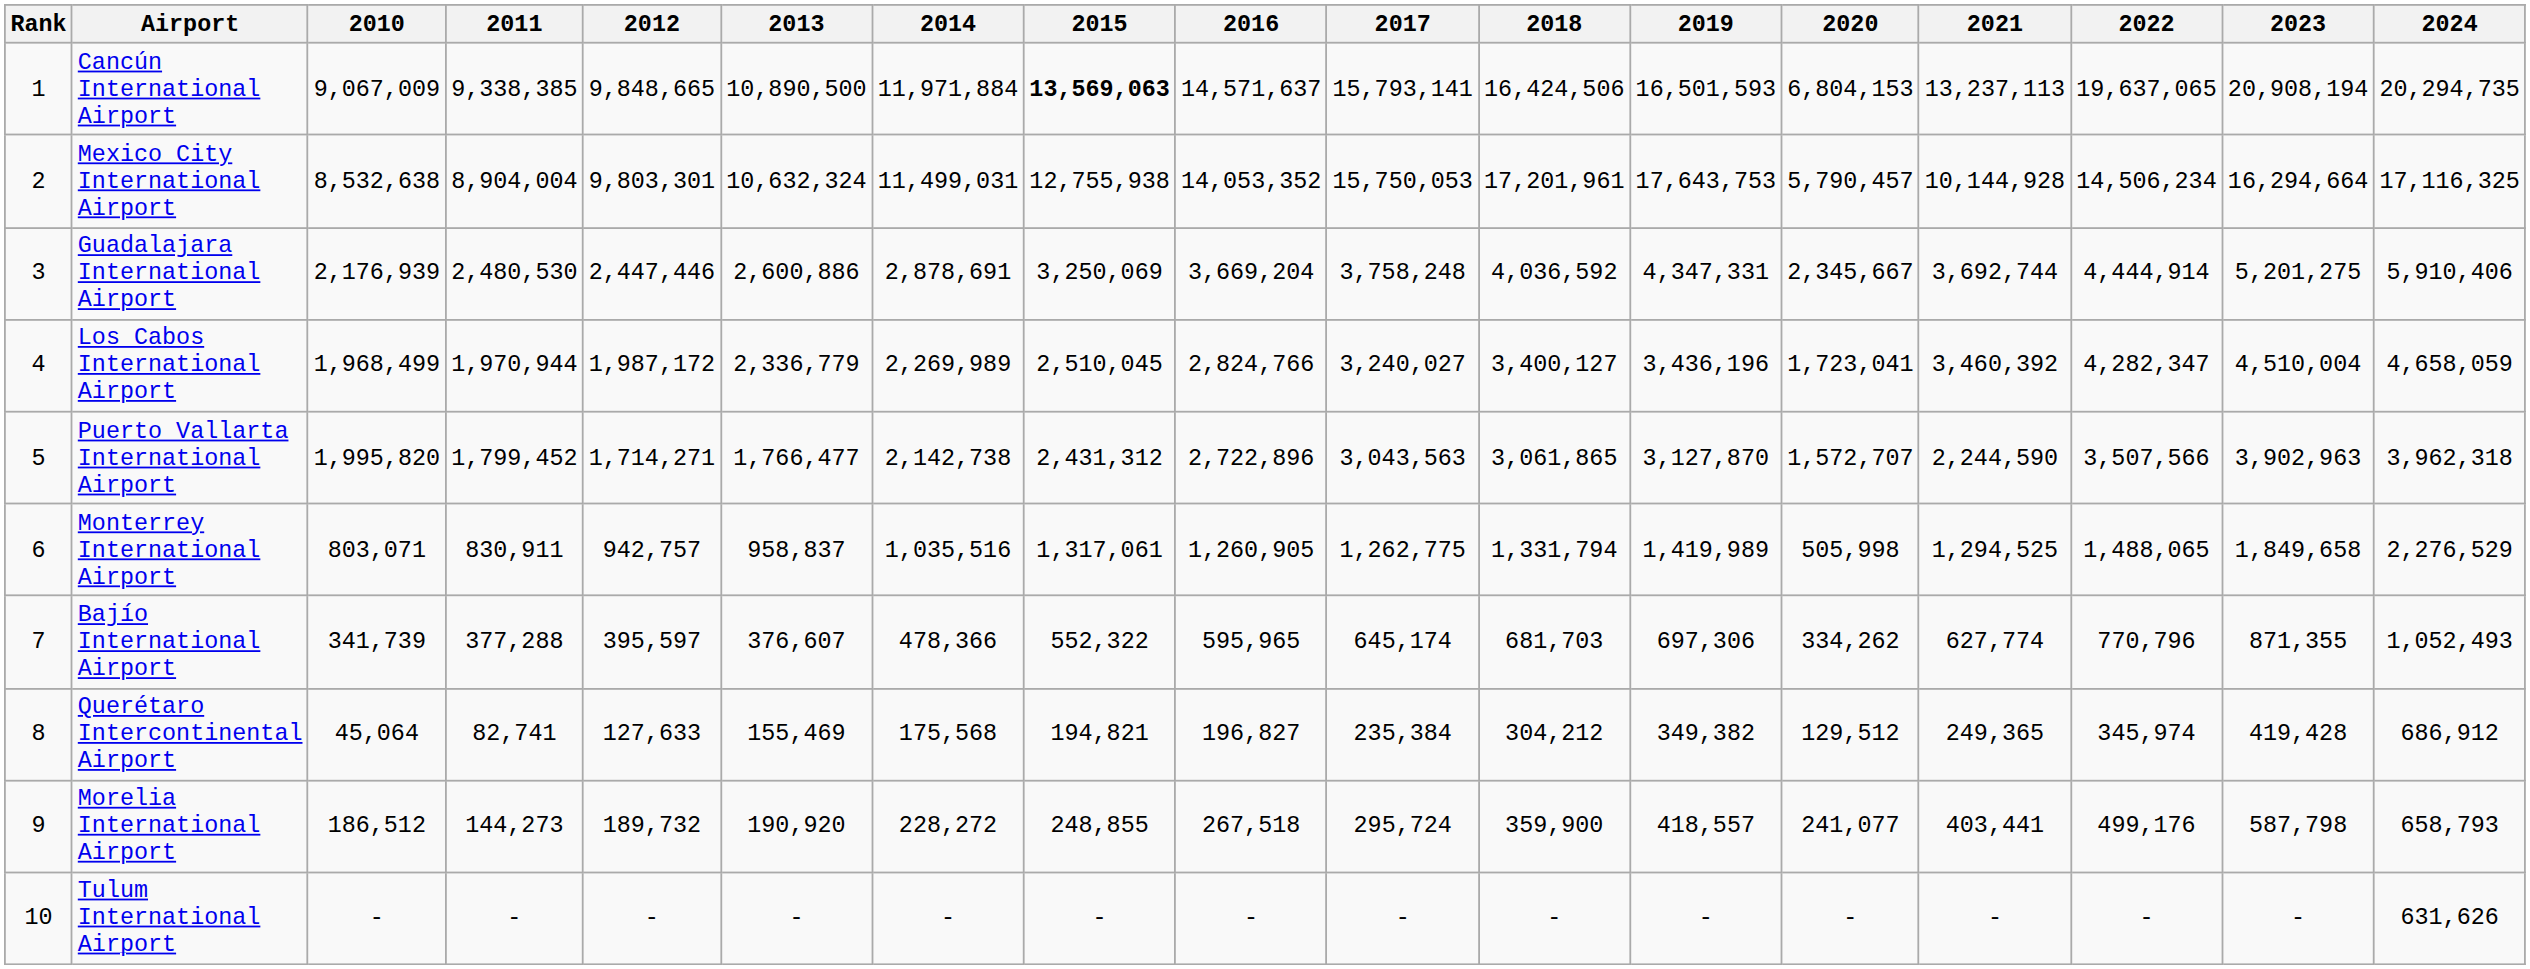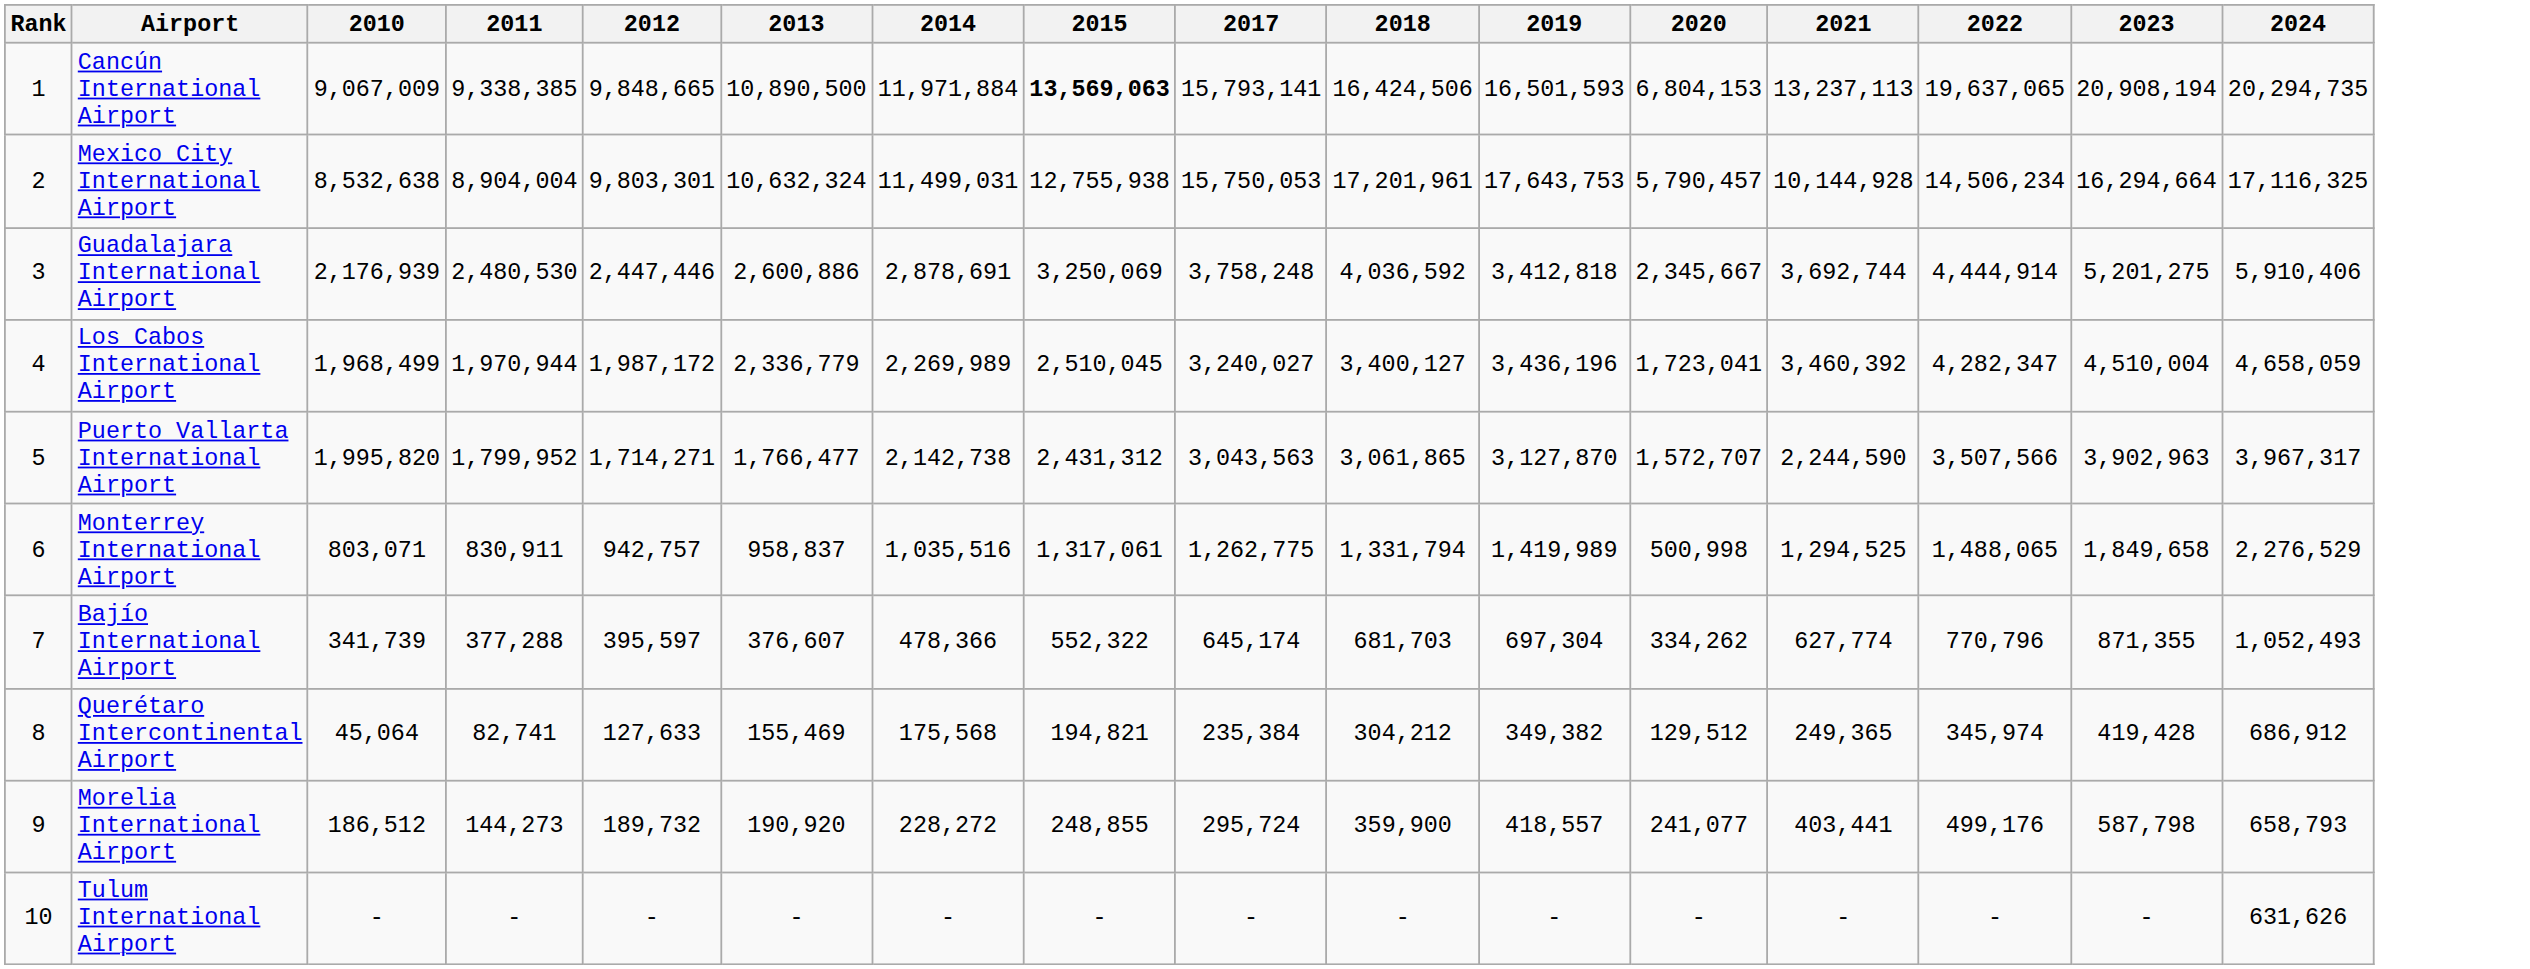- column: (1251, 24)
(1706, 273) 4,347,331 -> (1554, 273) 3,412,818
(514, 458) 1,799,452 -> (514, 458) 1,799,952
(2450, 458) 3,962,318 -> (2298, 458) 3,967,317
(1850, 550) 505,998 -> (1699, 550) 500,998
(1706, 642) 697,306 -> (1554, 642) 697,304
